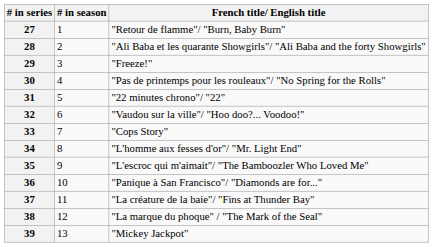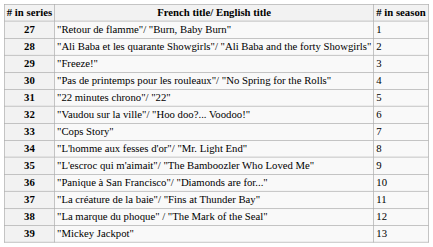columns swapped: (82, 13) <-> (269, 13)
